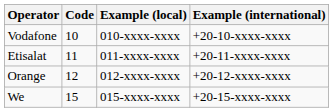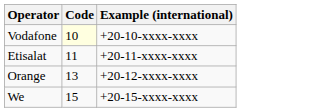- column: (143, 14)
(72, 35) no background -> (72, 35) lightyellow background
(72, 76) 12 -> (72, 76) 13
